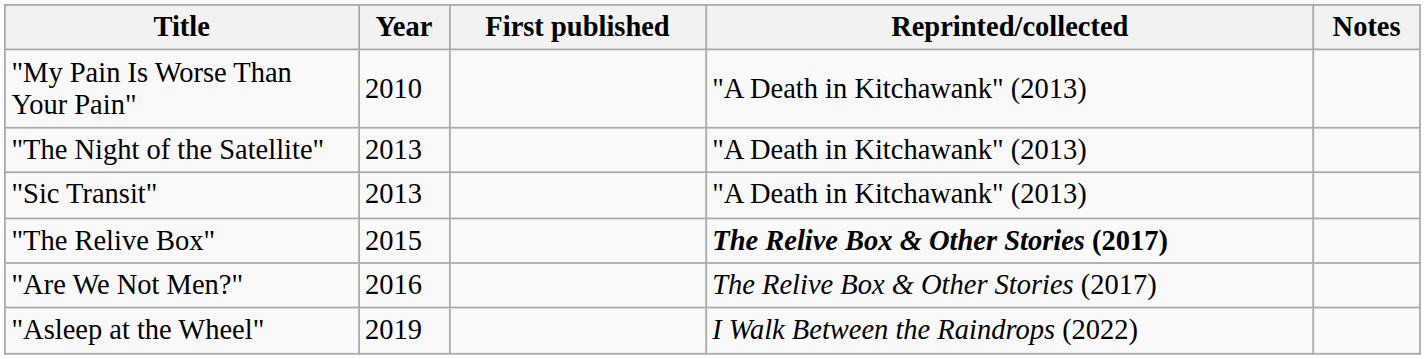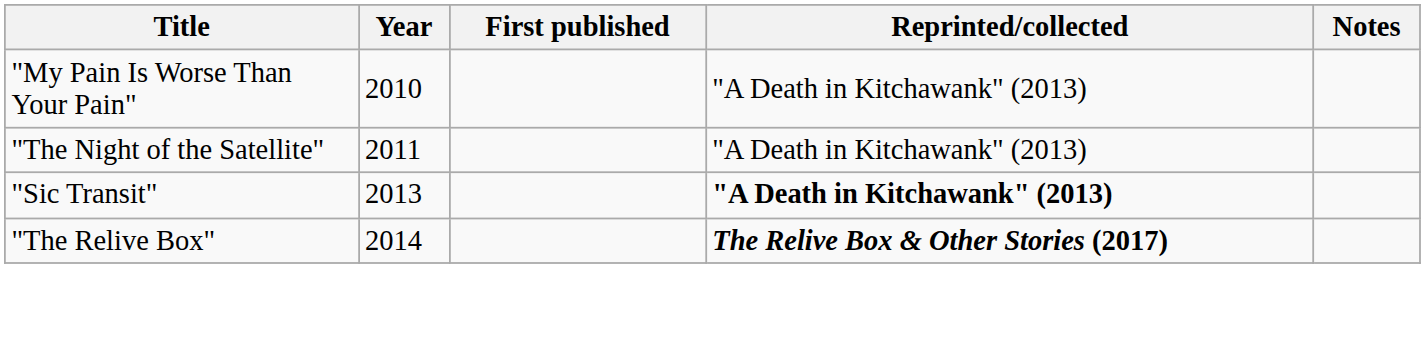(394, 149) 2013 -> (393, 149) 2011
(899, 194) normal -> (912, 194) bold
(394, 239) 2015 -> (394, 239) 2014
- row: (127, 284)
- row: (138, 330)
